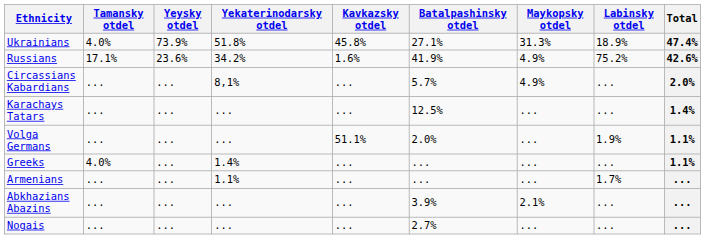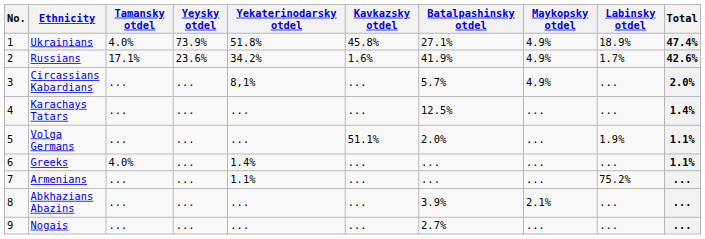+ column: (16, 19)
(535, 42) 31.3% -> (538, 42) 4.9%
(612, 59) 75.2% -> (612, 59) 1.7%
(609, 180) 1.7% -> (615, 180) 75.2%
